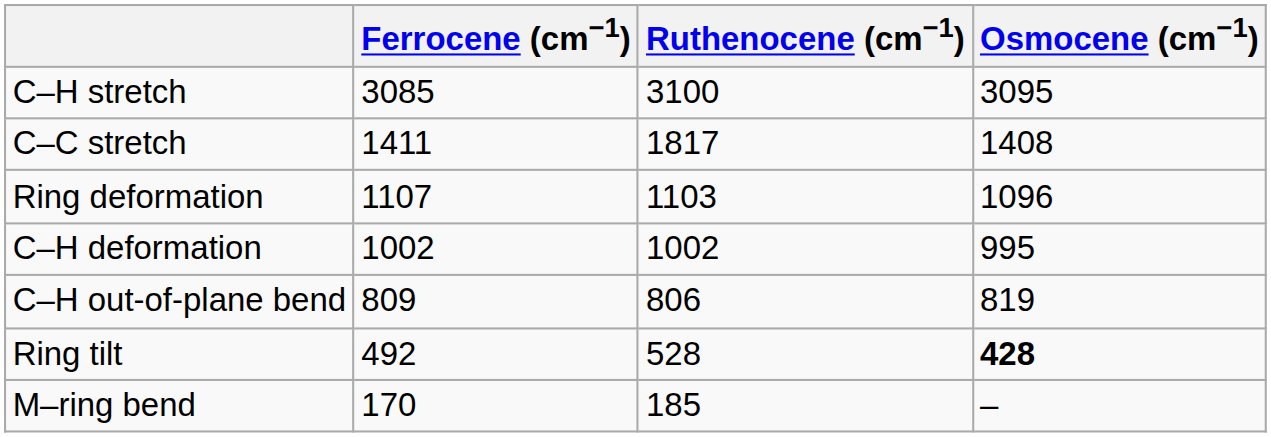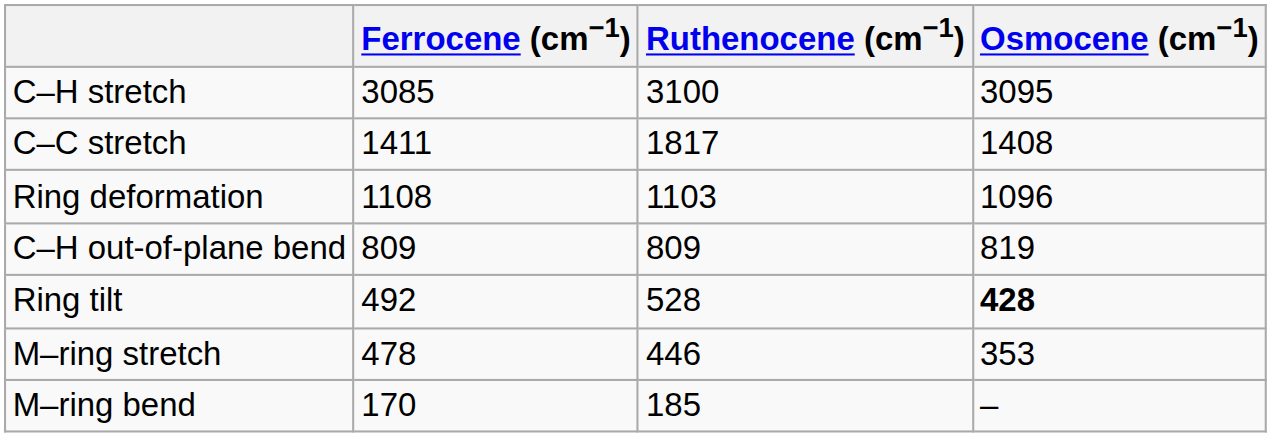(397, 196) 1107 -> (397, 196) 1108
- row: (137, 248)
(673, 300) 806 -> (673, 248) 809
+ row: (117, 353)
